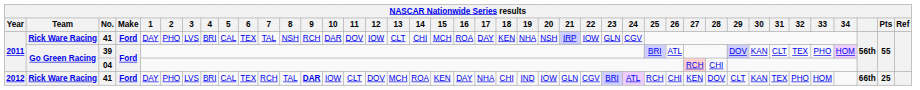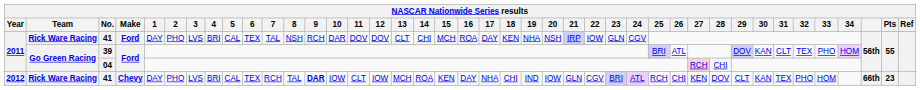(376, 38) IOW -> (380, 38) DOV
(128, 78) Ford -> (130, 78) Chevy
(376, 78) DOV -> (380, 78) IOW
(886, 78) 25 -> (890, 78) 23
